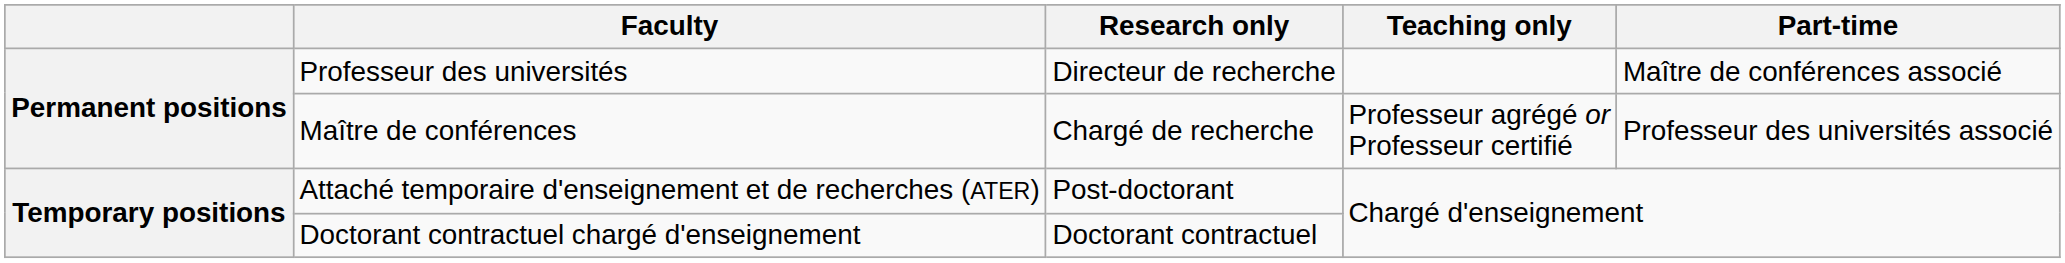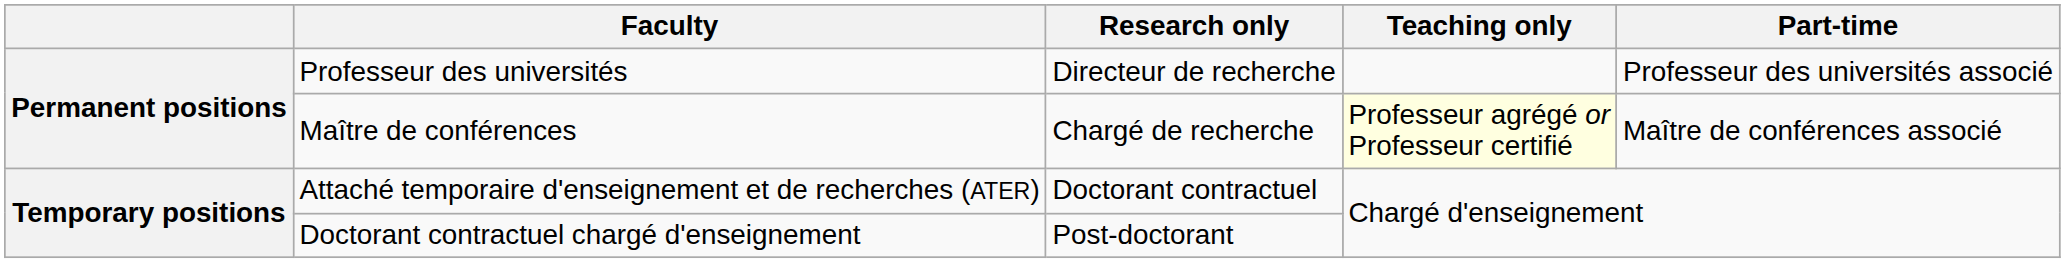(1812, 70) Maître de conférences associé -> (1838, 70) Professeur des universités associé
(1479, 130) no background -> (1479, 130) lightyellow background
(1838, 130) Professeur des universités associé -> (1812, 130) Maître de conférences associé
(1143, 190) Post-doctorant -> (1185, 190) Doctorant contractuel
(1185, 234) Doctorant contractuel -> (1143, 234) Post-doctorant
